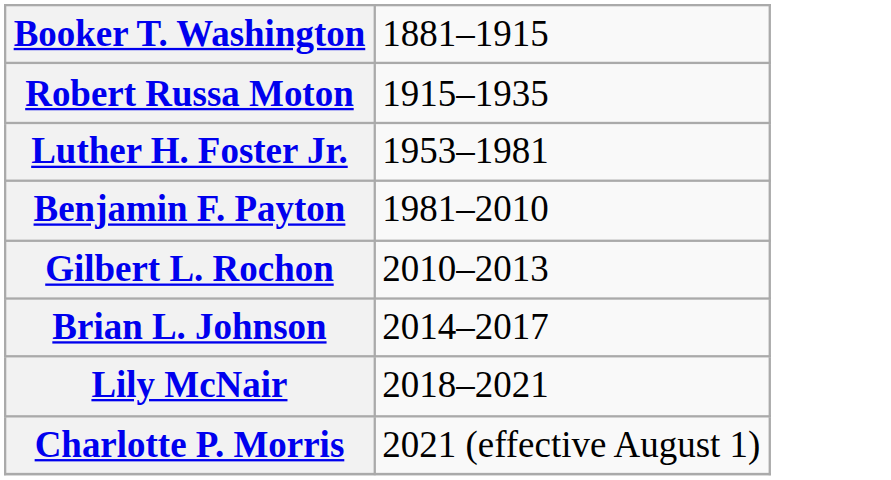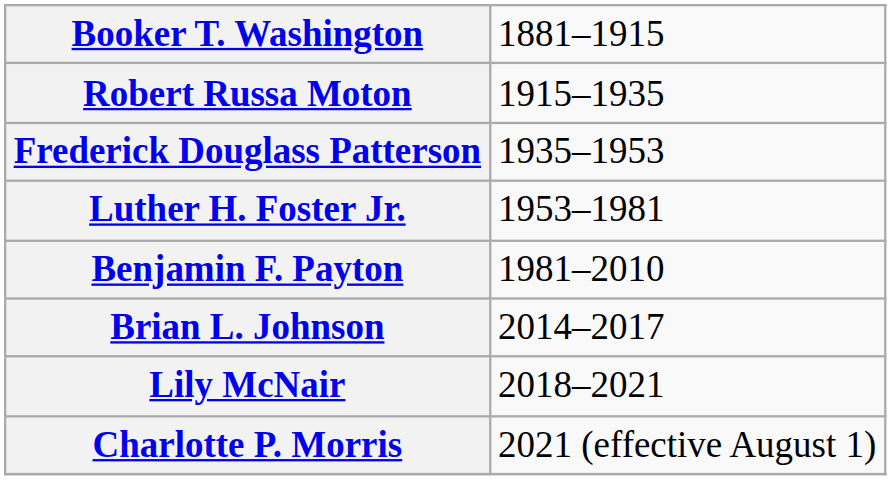+ row: (247, 151)
- row: (189, 268)
